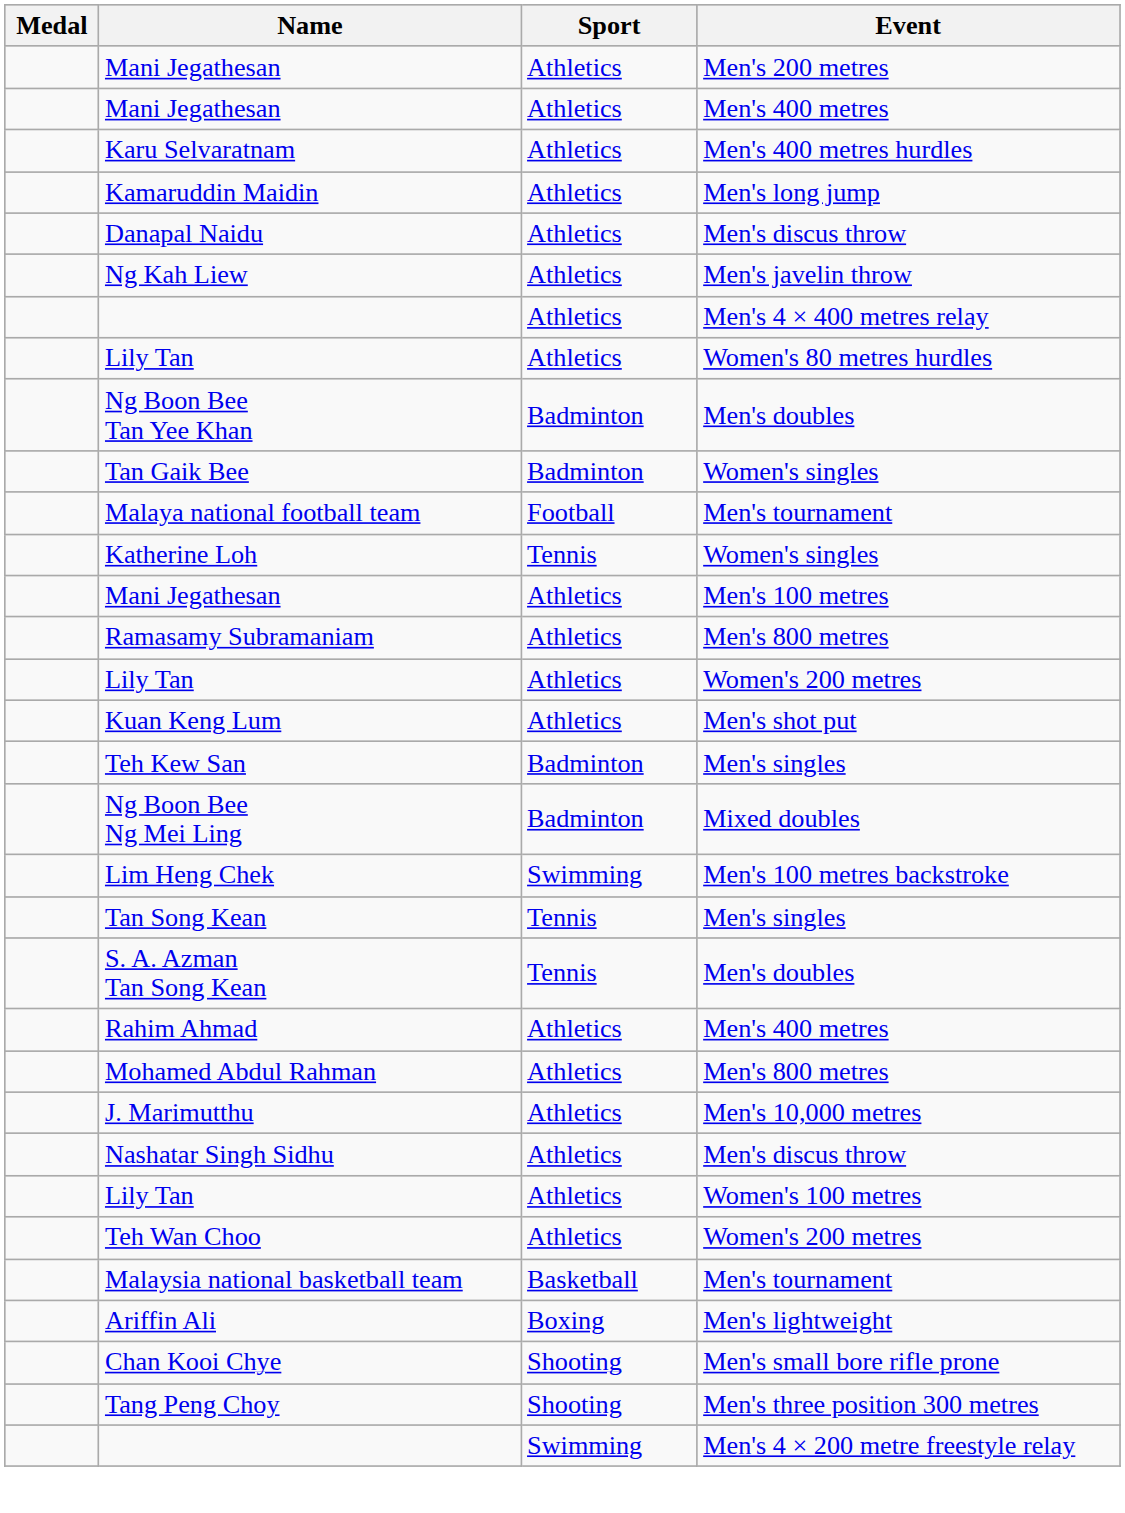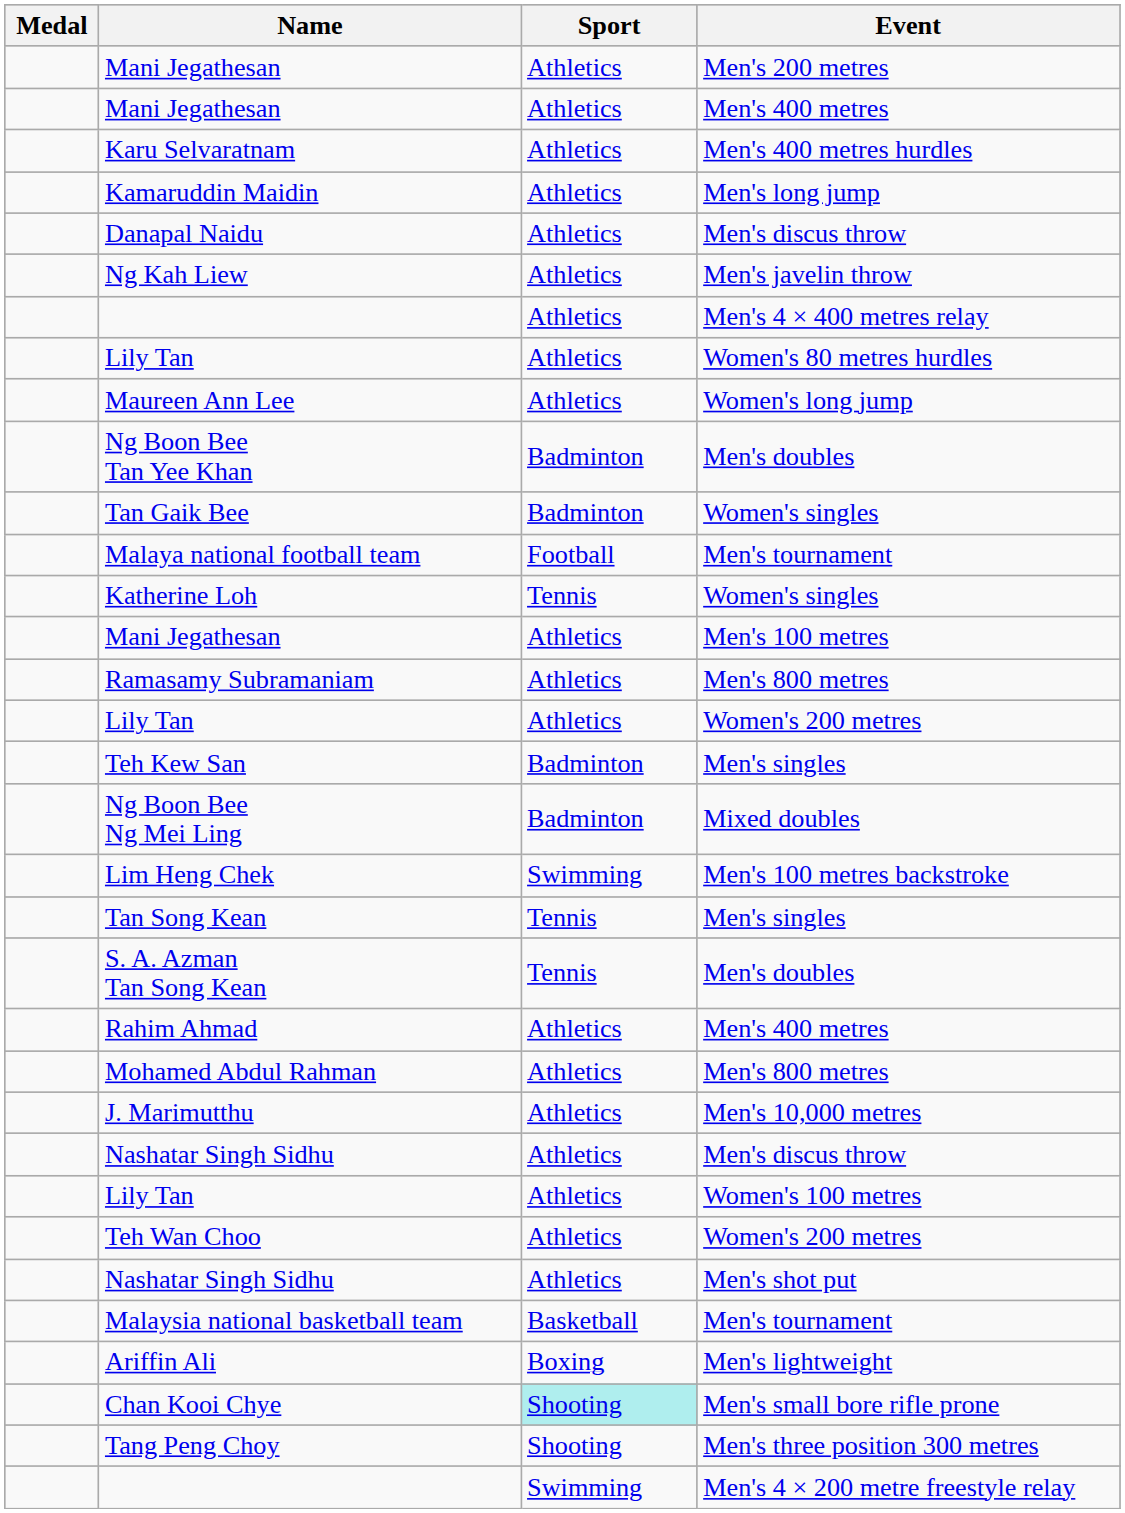+ row: (200, 399)
- row: (193, 720)
+ row: (219, 1279)
(574, 1362) no background -> (574, 1403) paleturquoise background
